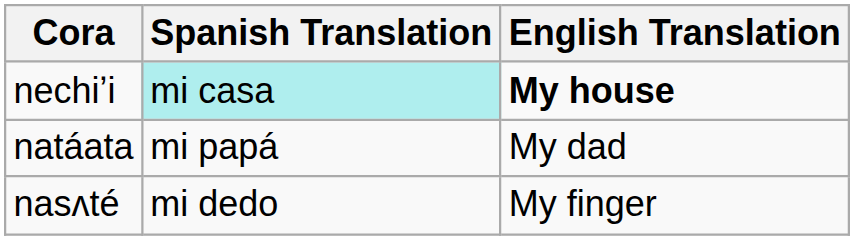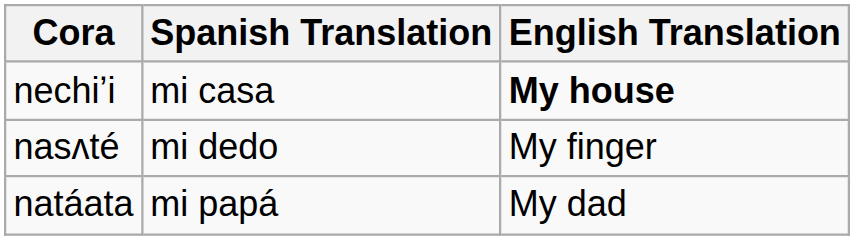(212, 90) paleturquoise background -> (212, 90) no background
rows swapped: (73, 147) <-> (66, 204)
